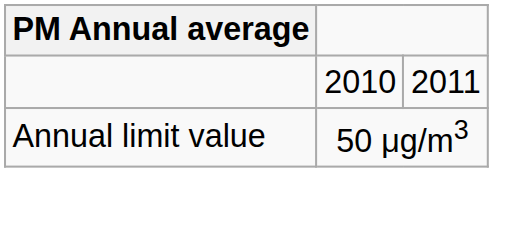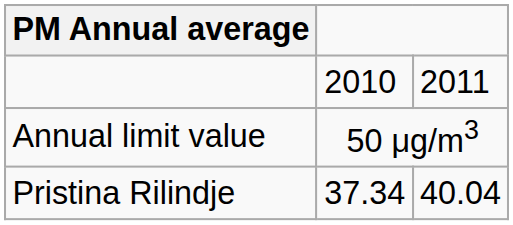+ row: (124, 192)
